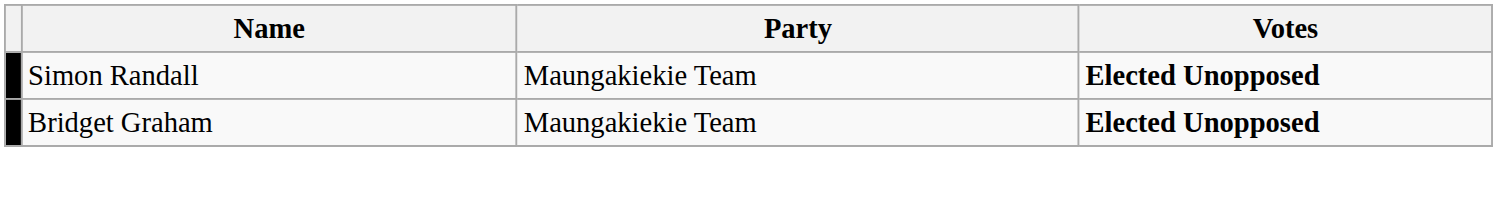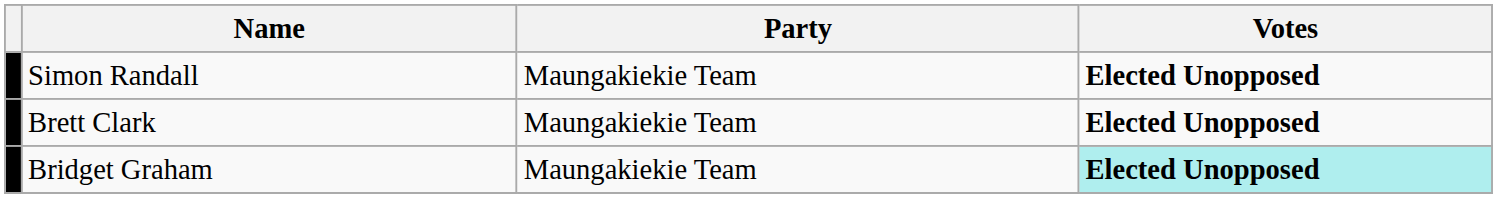+ row: (92, 122)
(1203, 122) no background -> (1203, 169) paleturquoise background
